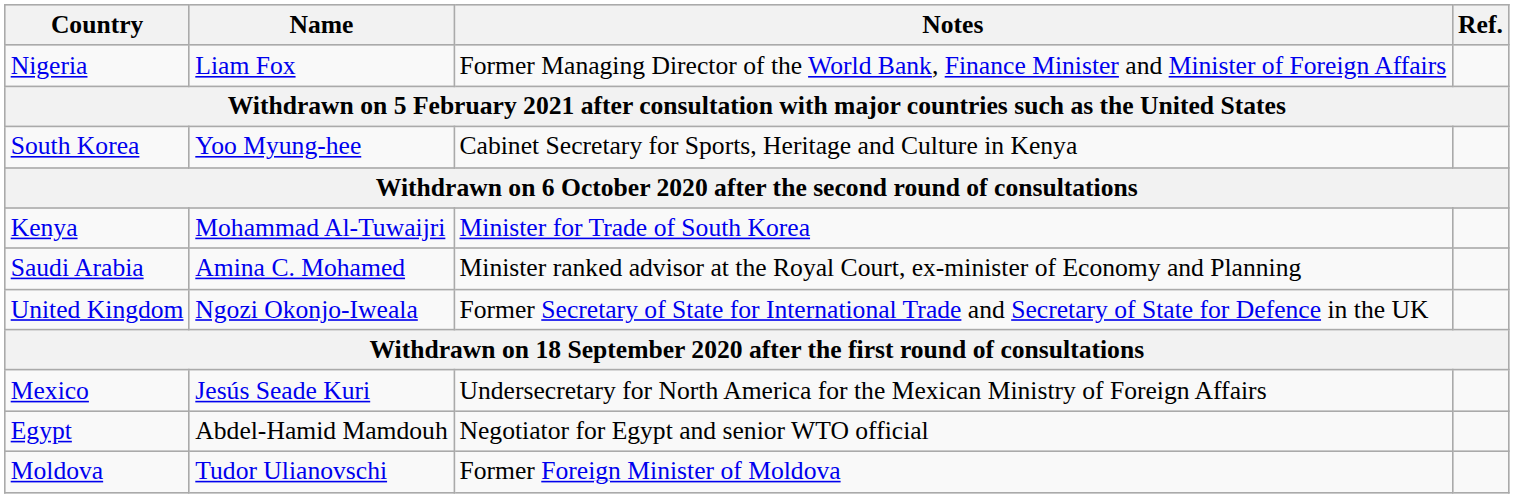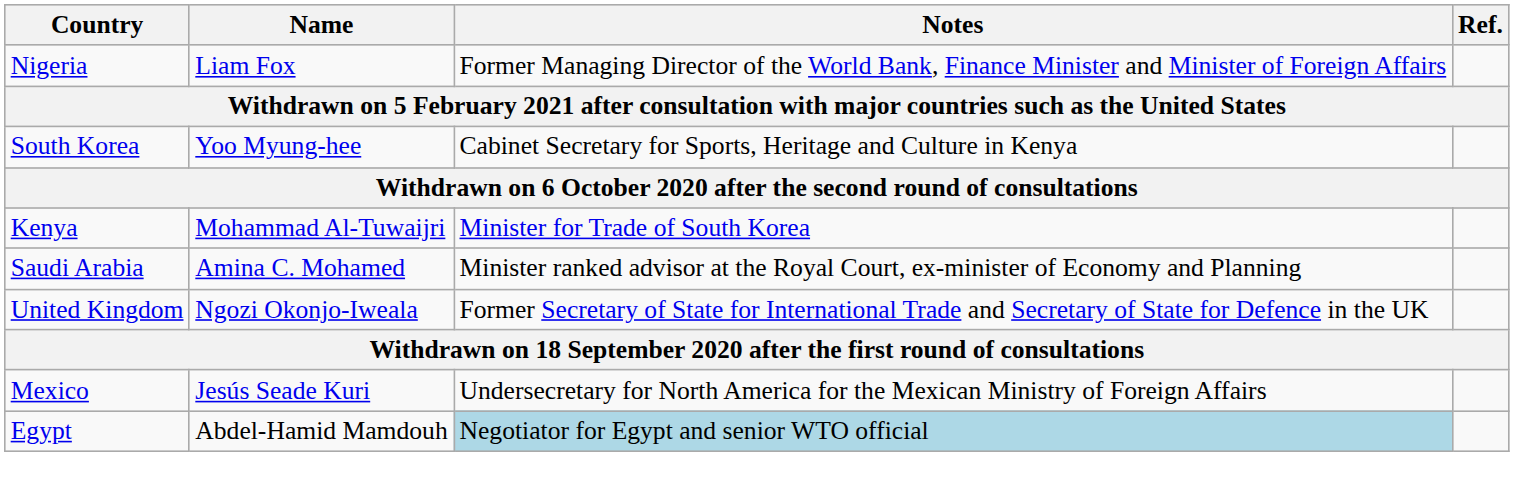(694, 430) no background -> (694, 430) lightblue background
- row: (57, 471)
